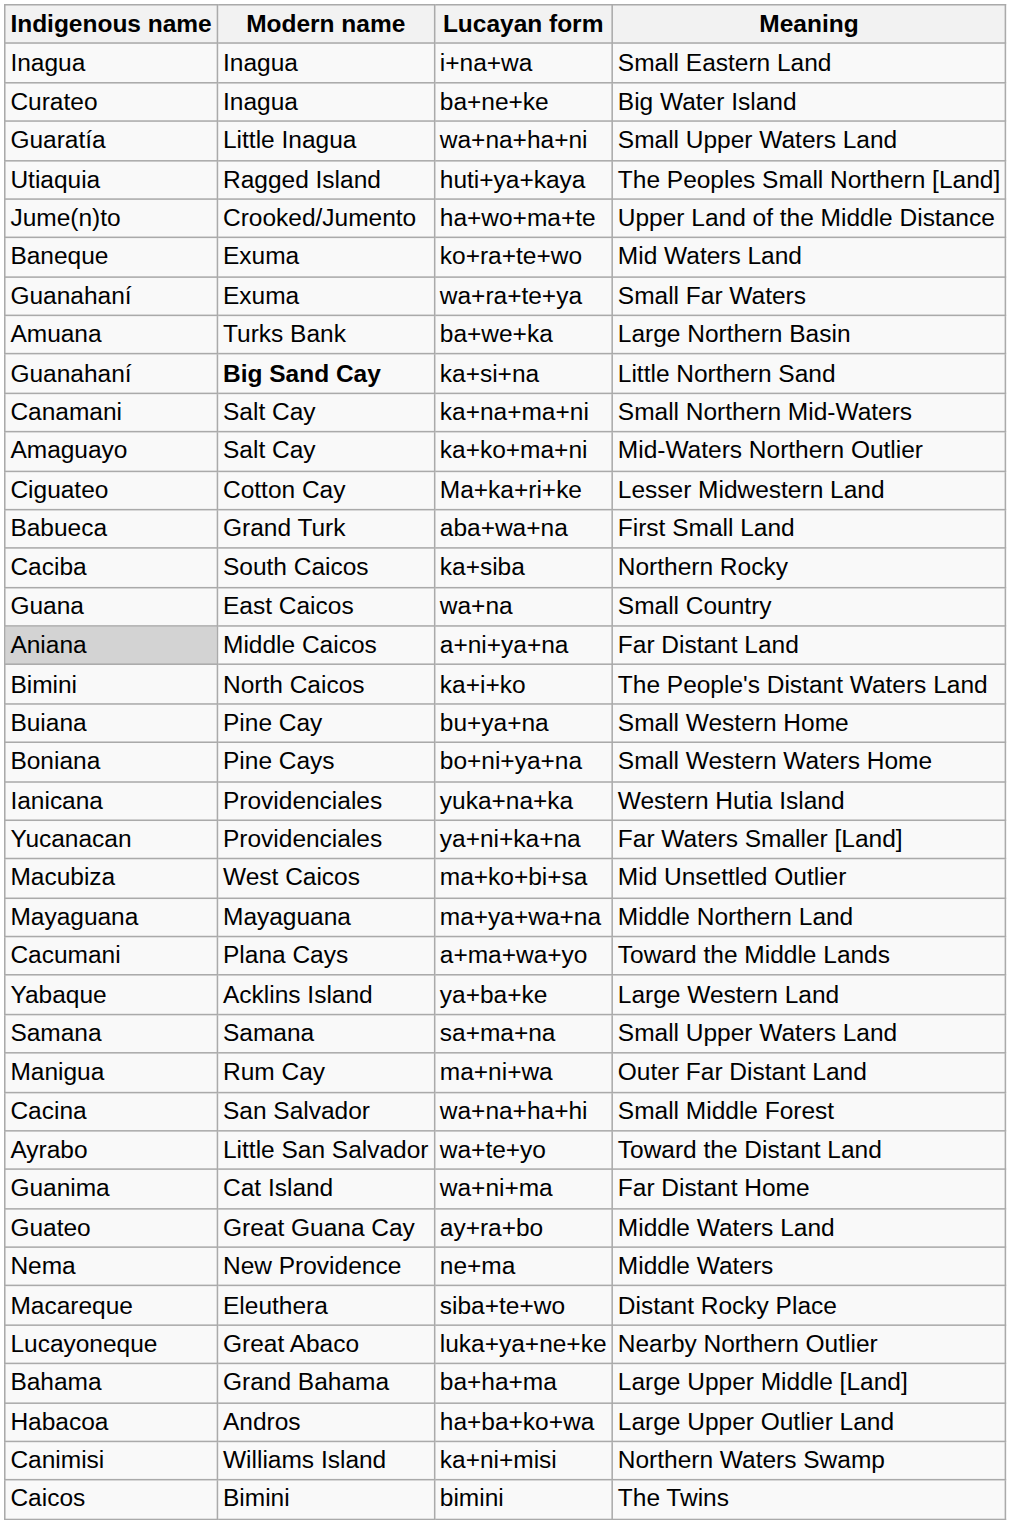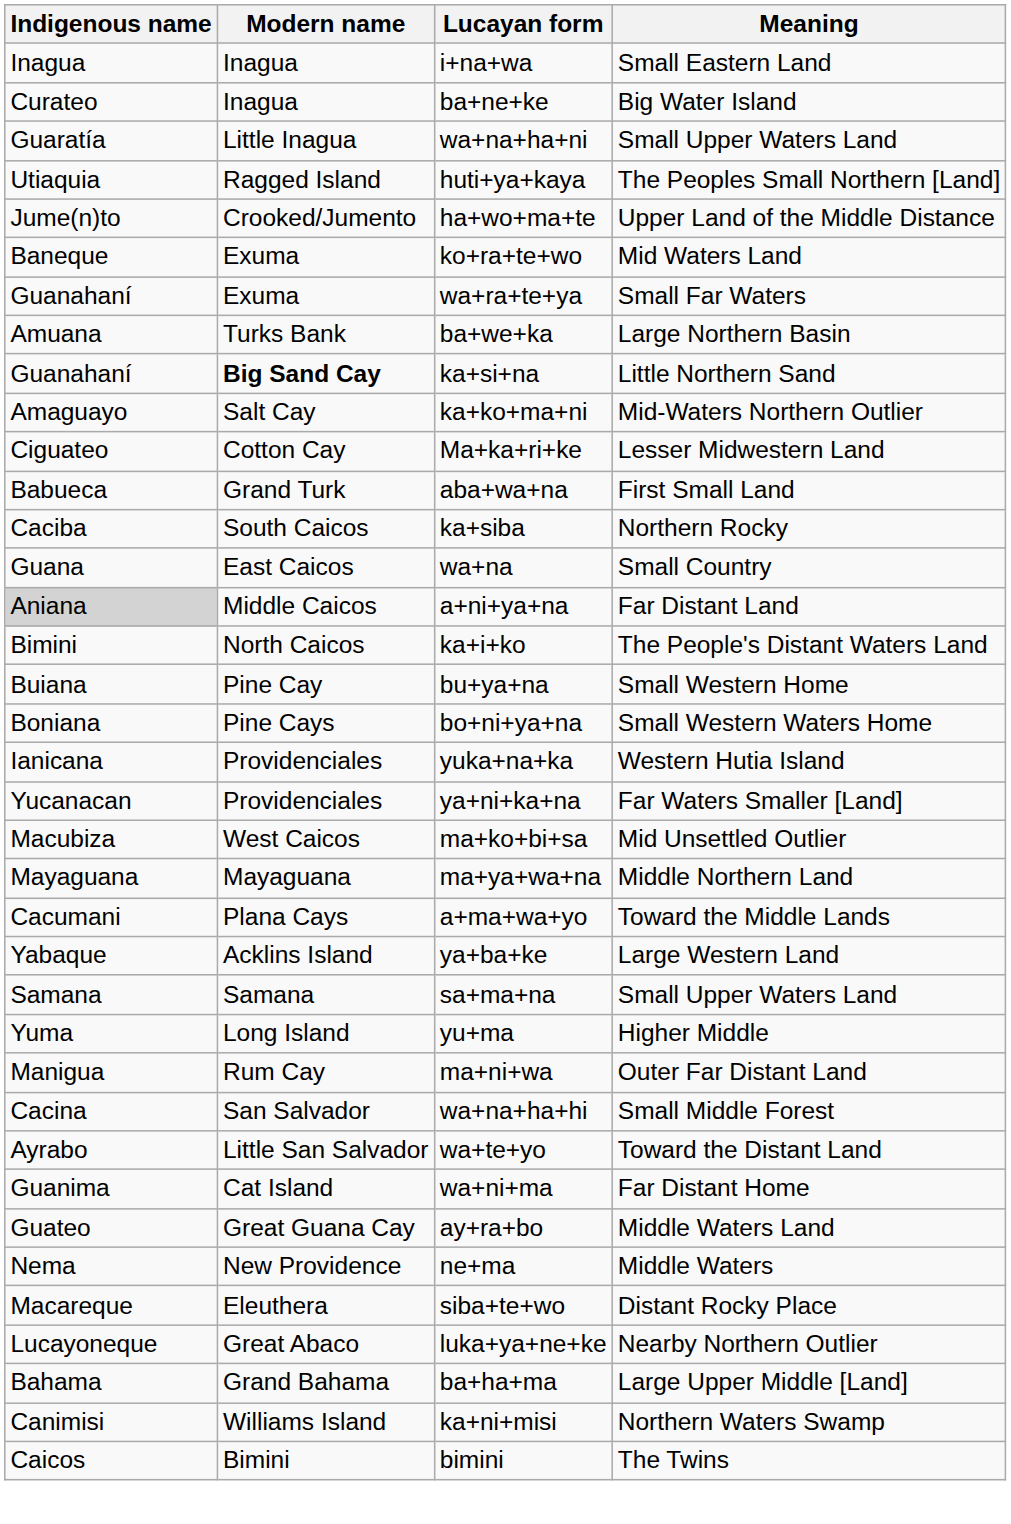- row: (514, 412)
+ row: (477, 1033)
- row: (517, 1421)
